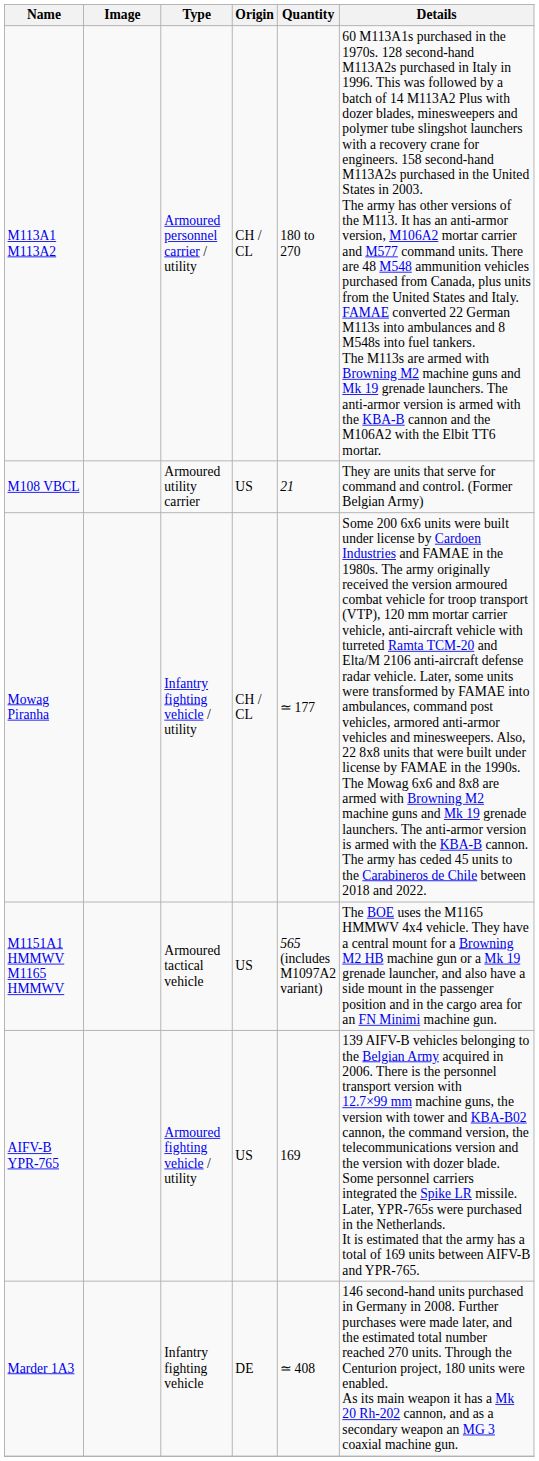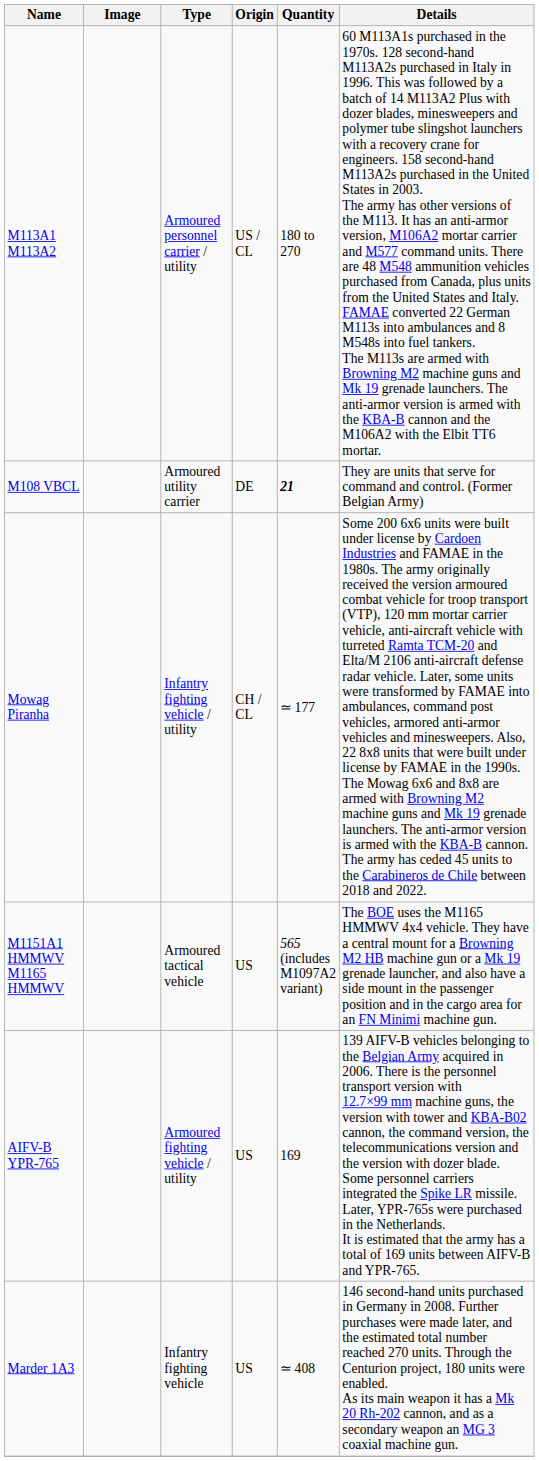(248, 243) CH / CL -> (248, 243) US / CL
(244, 486) US -> (244, 486) DE
(287, 486) normal -> (287, 486) bold
(244, 1368) DE -> (244, 1368) US
